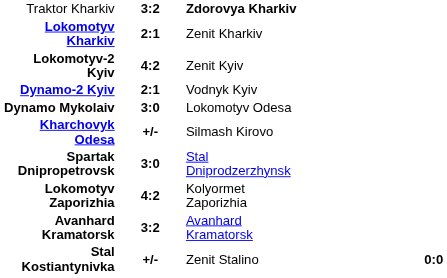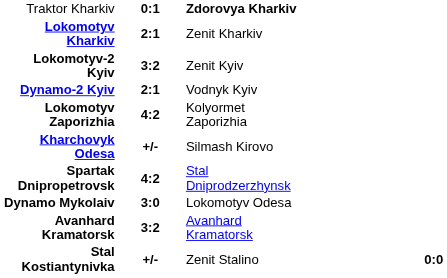(150, 9) 3:2 -> (150, 9) 0:1
(150, 65) 4:2 -> (150, 65) 3:2
rows swapped: (59, 107) <-> (80, 195)
(150, 164) 3:0 -> (150, 178) 4:2
